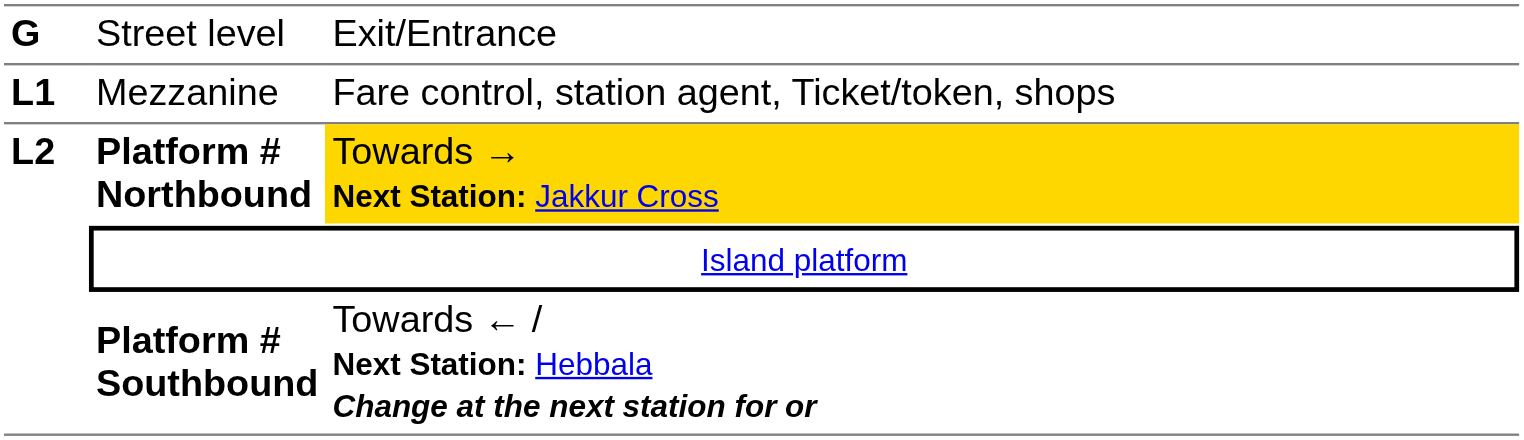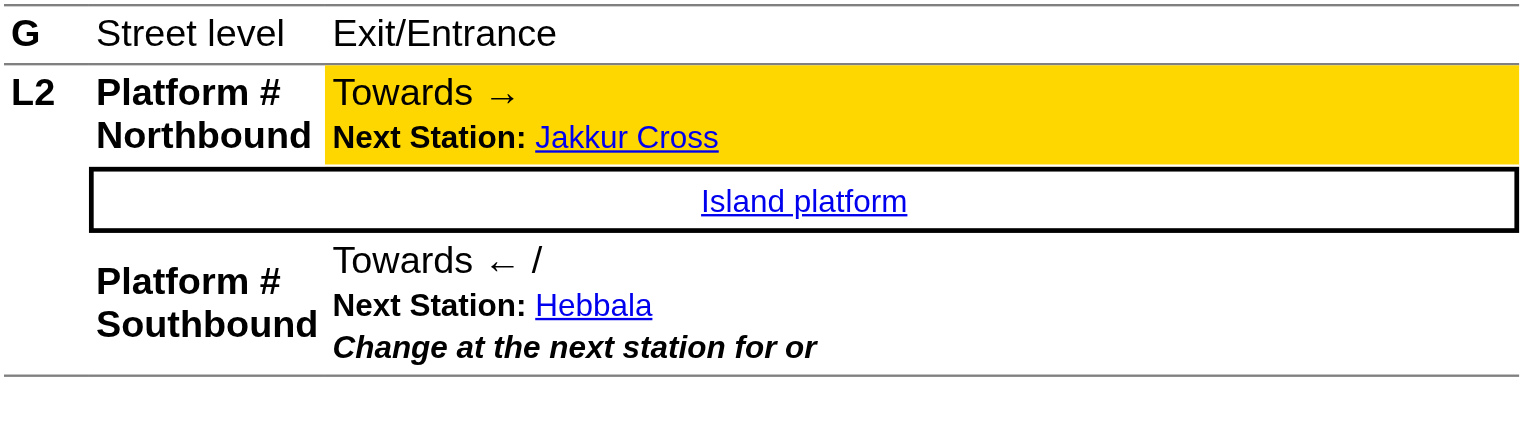- row: (187, 92)
